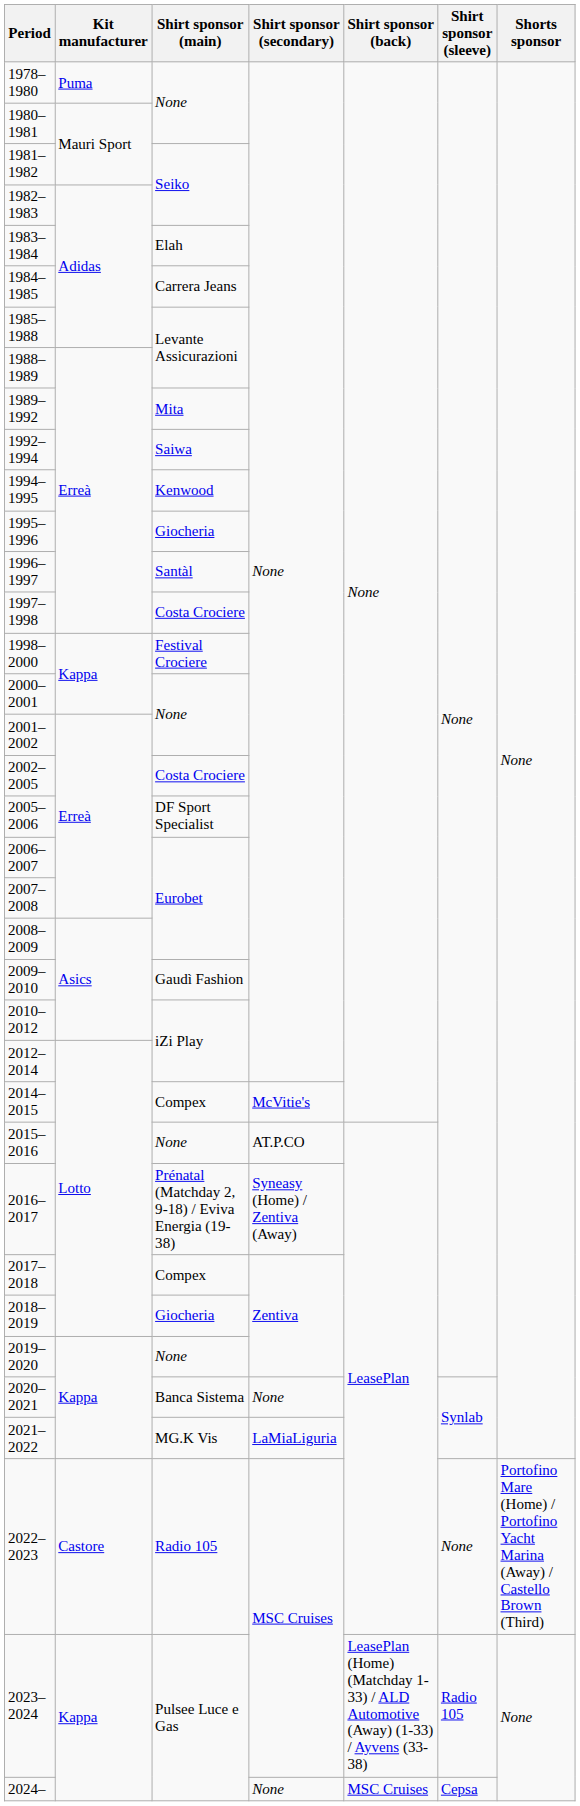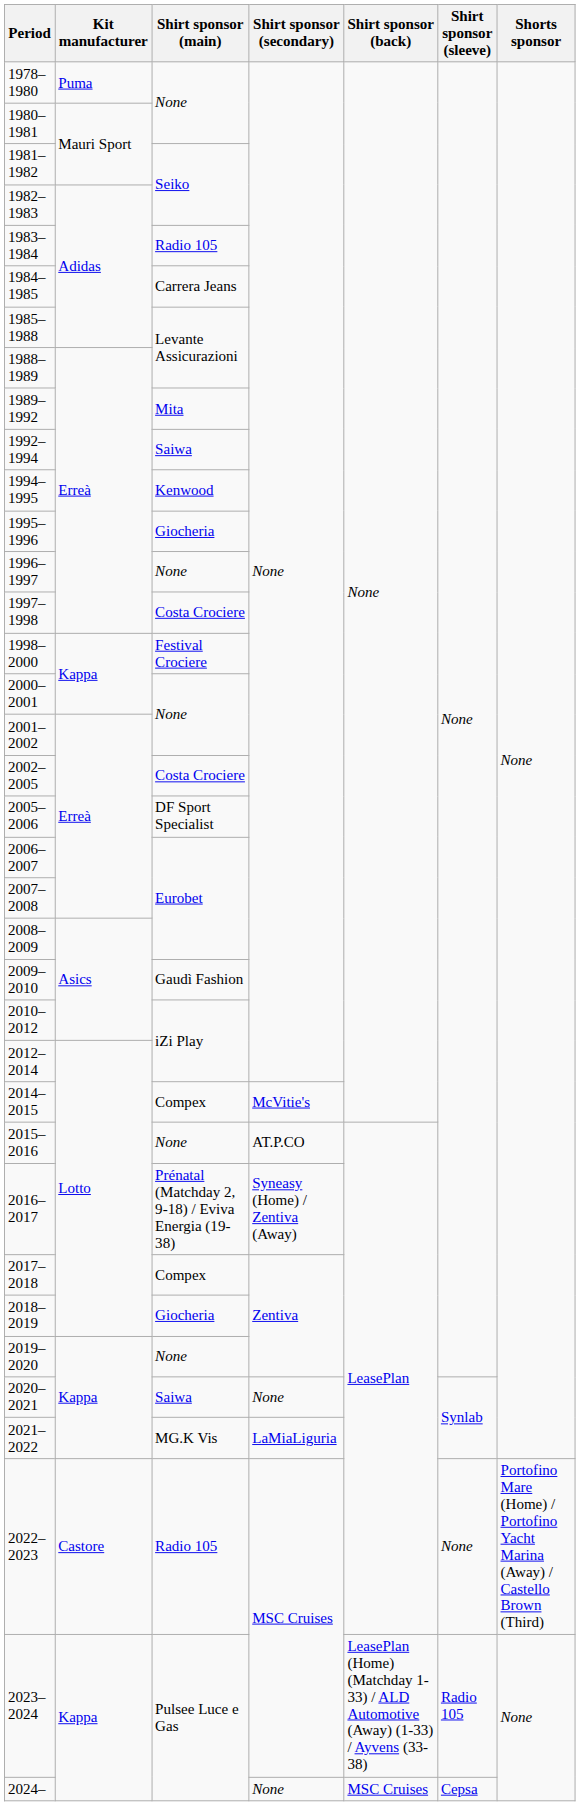(169, 245) Elah -> (186, 245) Radio 105
(174, 571) Santàl -> (171, 571) None
(200, 1397) Banca Sistema -> (173, 1397) Saiwa
